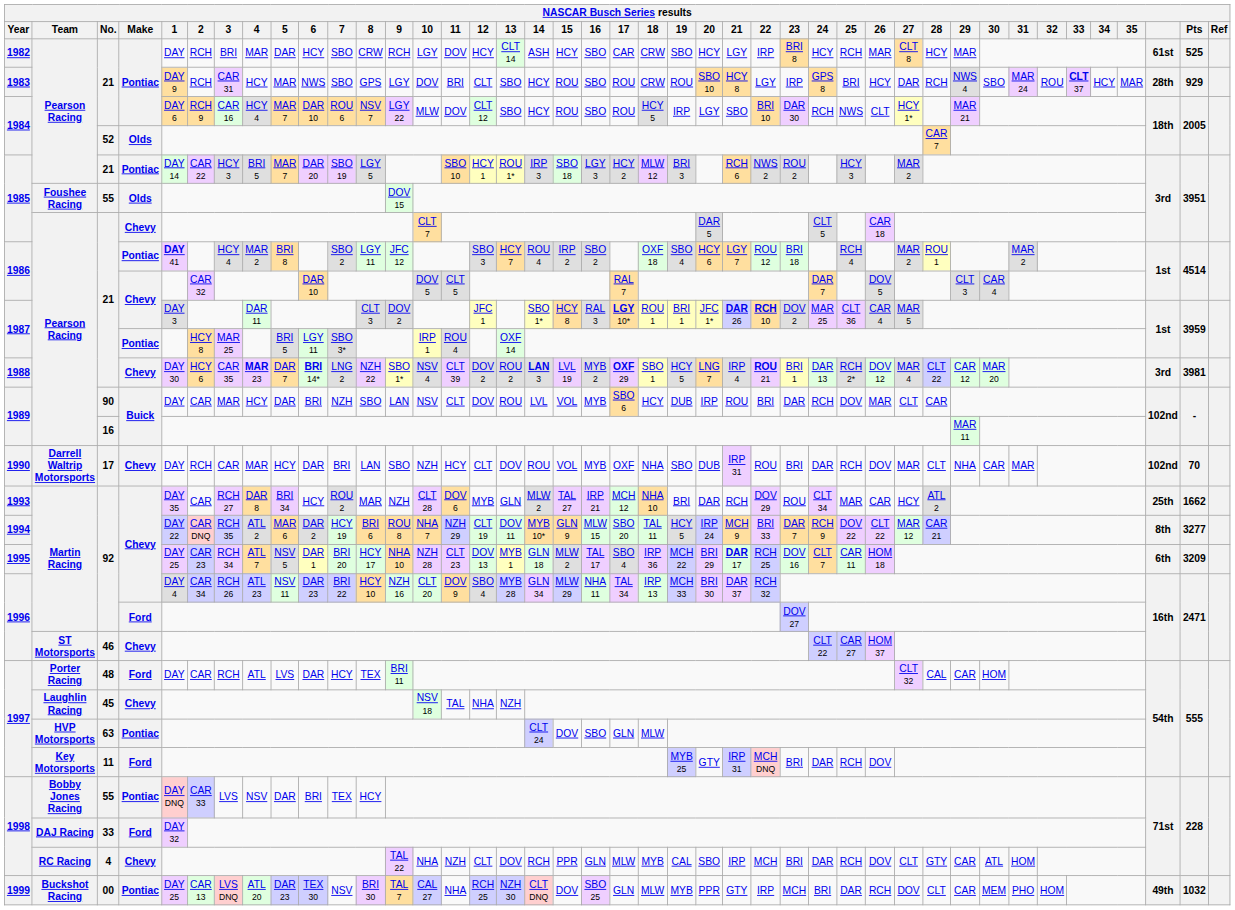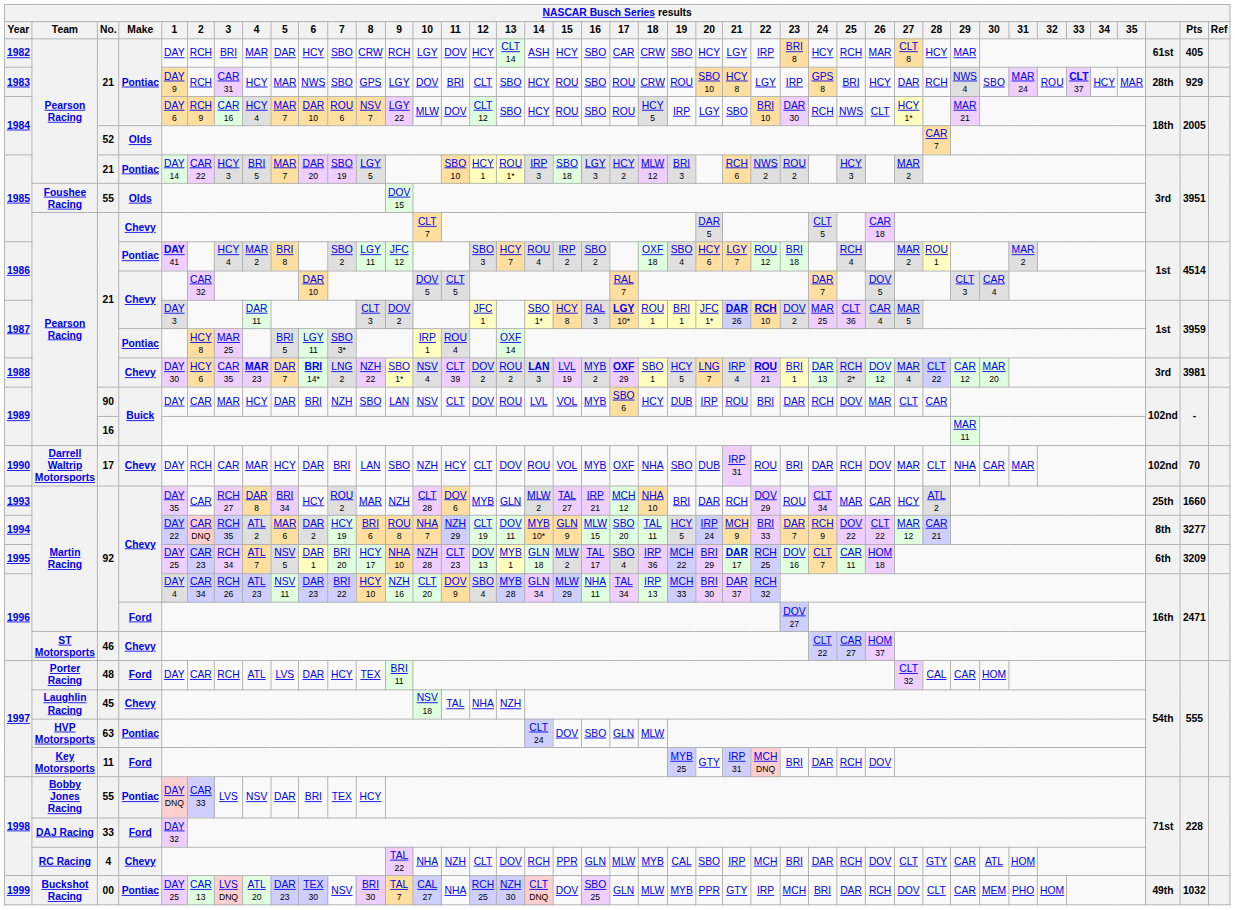(1194, 53) 525 -> (1194, 53) 405
(1194, 501) 1662 -> (1194, 501) 1660
